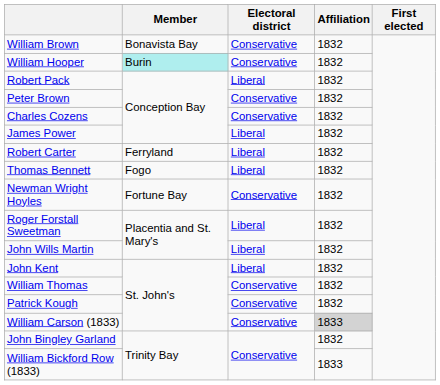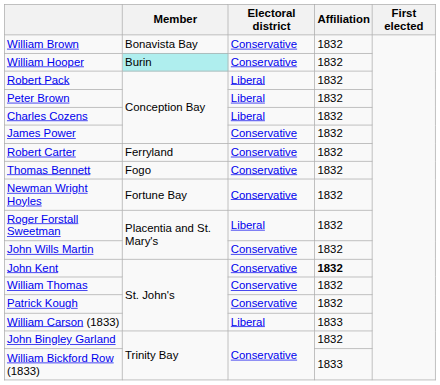(264, 98) Conservative -> (248, 98) Liberal
(264, 116) Conservative -> (248, 116) Liberal
(248, 134) Liberal -> (264, 134) Conservative
(248, 152) Liberal -> (264, 152) Conservative
(248, 170) Liberal -> (264, 170) Conservative
(248, 250) Liberal -> (264, 250) Conservative
(248, 268) Liberal -> (264, 268) Conservative
(330, 268) normal -> (330, 268) bold
(264, 322) Conservative -> (248, 322) Liberal
(330, 322) lightgrey background -> (330, 322) no background
